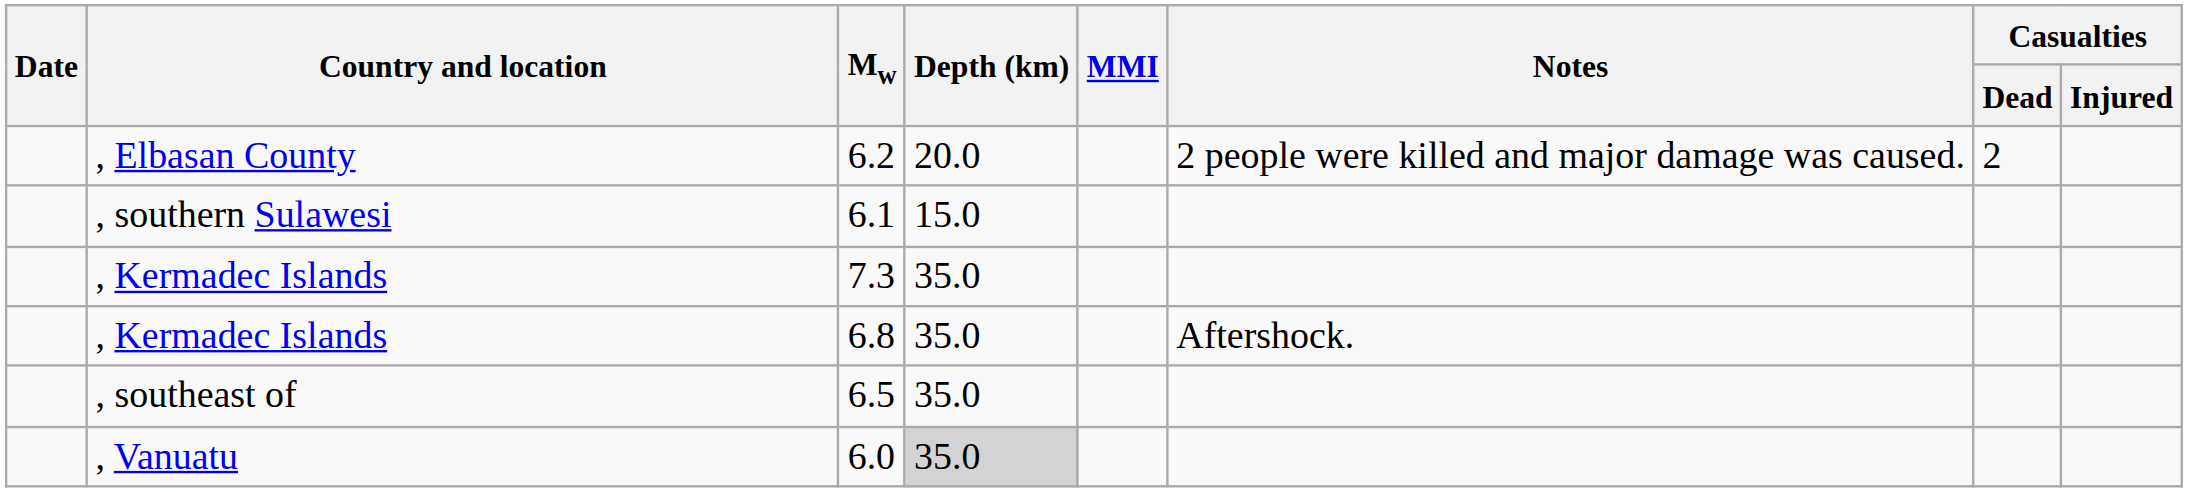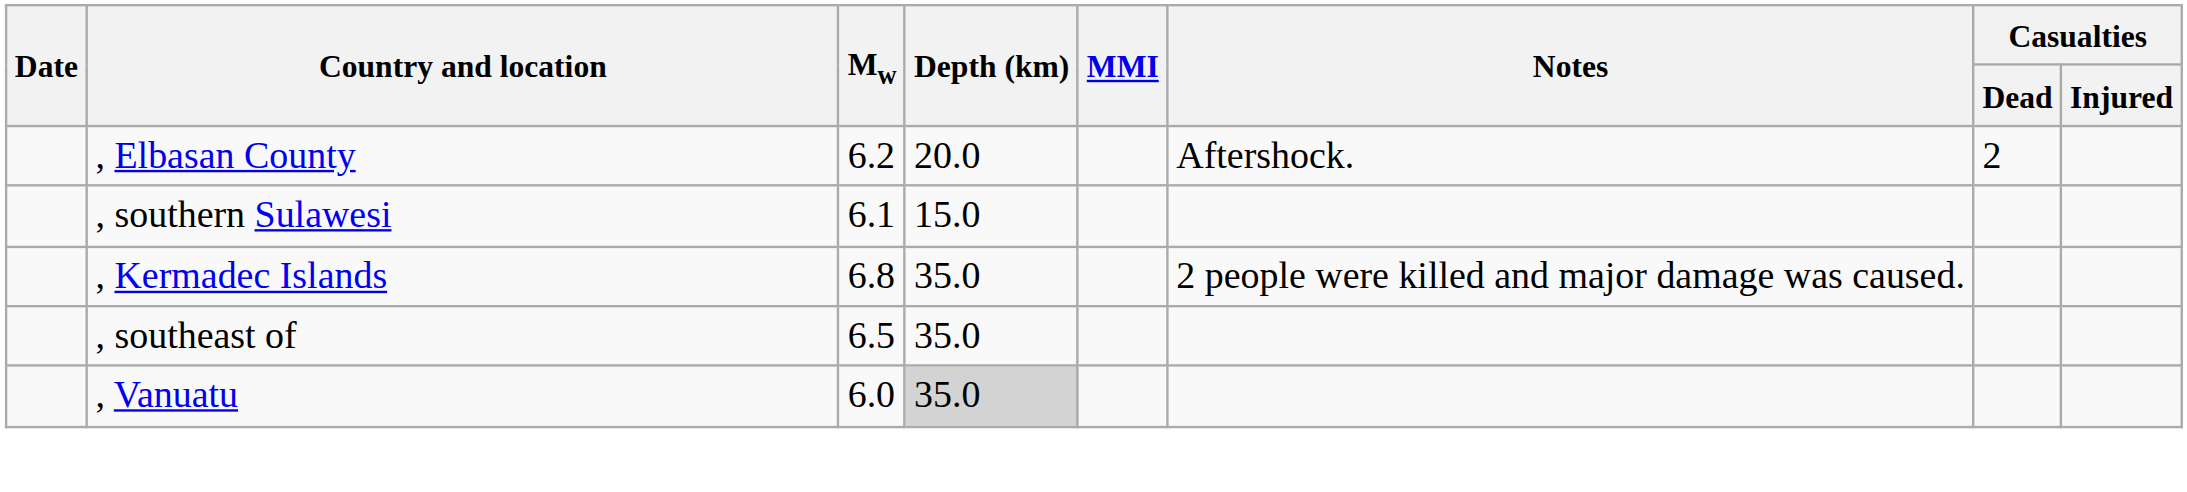(1571, 154) 2 people were killed and major damage was caused. -> (1265, 154) Aftershock.
- row: (871, 275)
(1265, 335) Aftershock. -> (1571, 275) 2 people were killed and major damage was caused.
